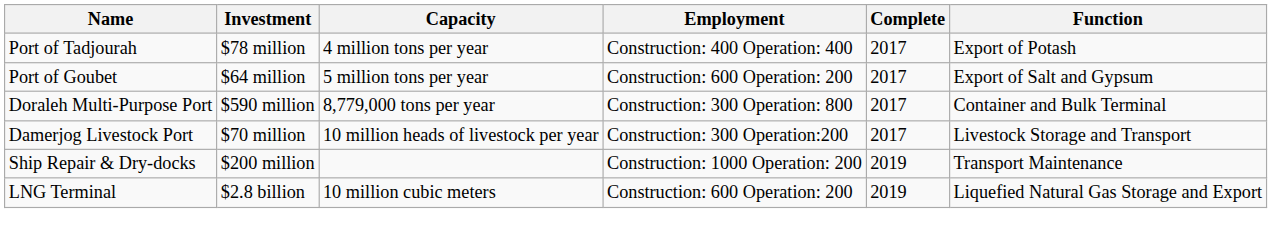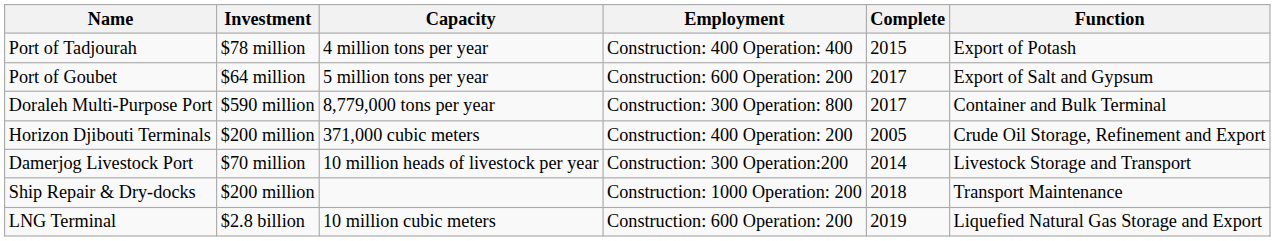(888, 47) 2017 -> (888, 47) 2015
+ row: (110, 134)
(888, 134) 2017 -> (888, 163) 2014
(888, 163) 2019 -> (888, 192) 2018
